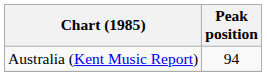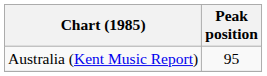(232, 58) 94 -> (232, 58) 95
